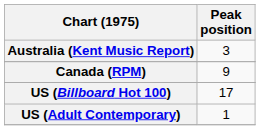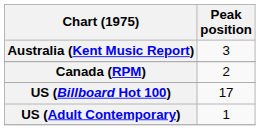(226, 72) 9 -> (226, 72) 2
